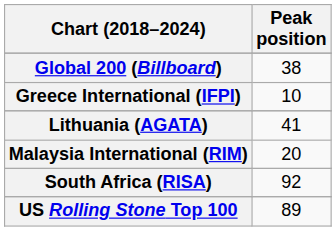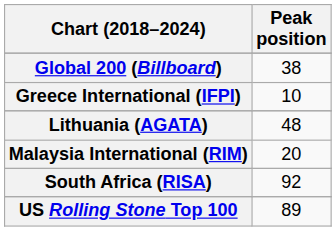(291, 125) 41 -> (291, 125) 48
